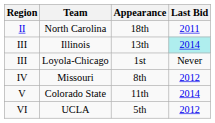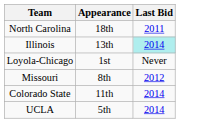- column: (22, 12)
(190, 110) 2012 -> (154, 110) 2014
